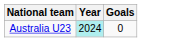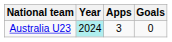+ column: (119, 12)
